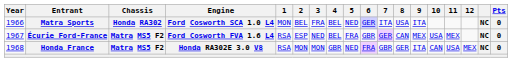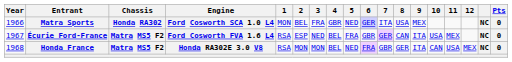(335, 23) BEL -> (335, 23) GBR
(419, 23) ITA -> (419, 23) MEX
(419, 35) MEX -> (419, 35) ITA
(335, 47) GBR -> (335, 47) BEL
